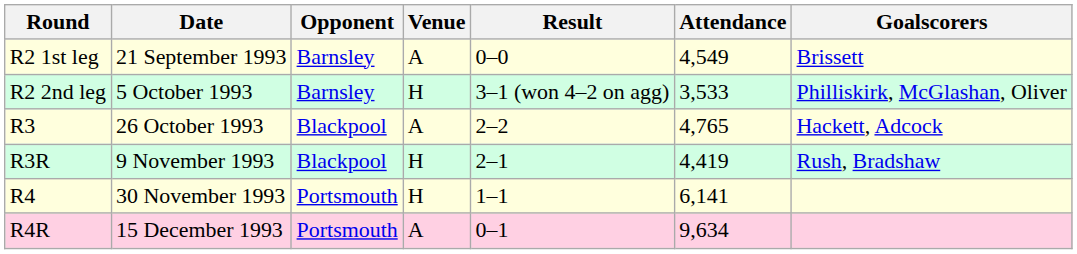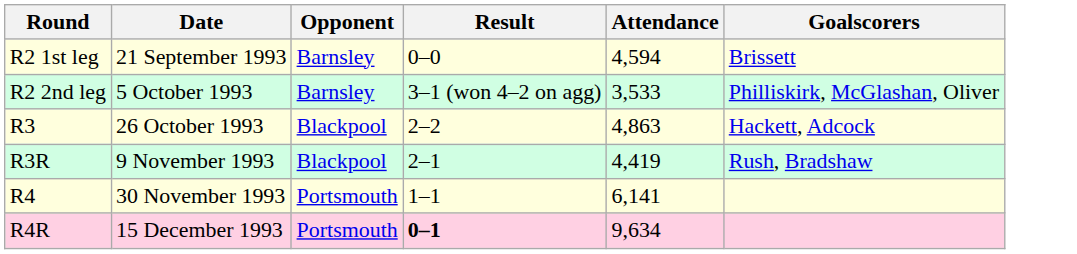- column: (437, 21)
(704, 56) 4,549 -> (636, 56) 4,594
(704, 126) 4,765 -> (636, 126) 4,863
(492, 230) normal -> (424, 230) bold
